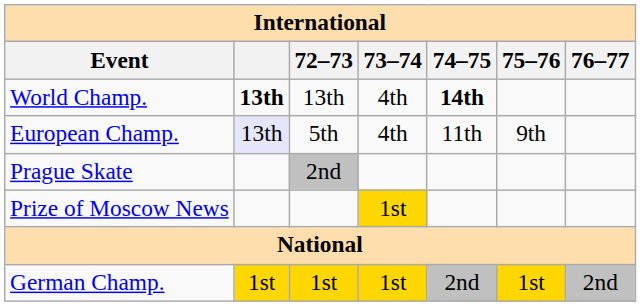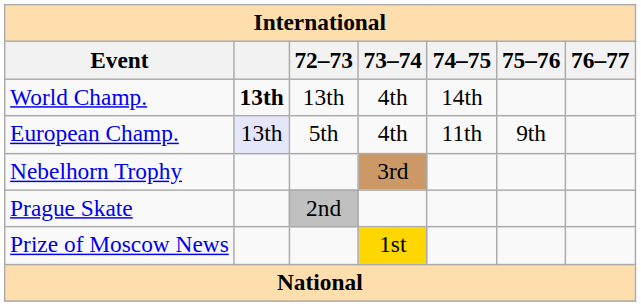(462, 97) bold -> (462, 97) normal
+ row: (96, 171)
- row: (87, 282)
